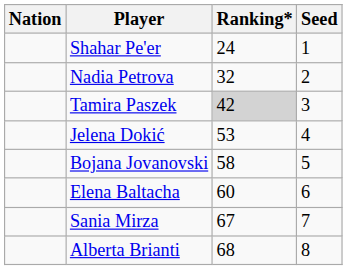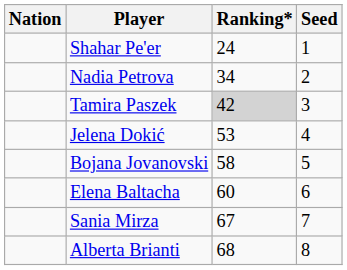(226, 76) 32 -> (226, 76) 34
